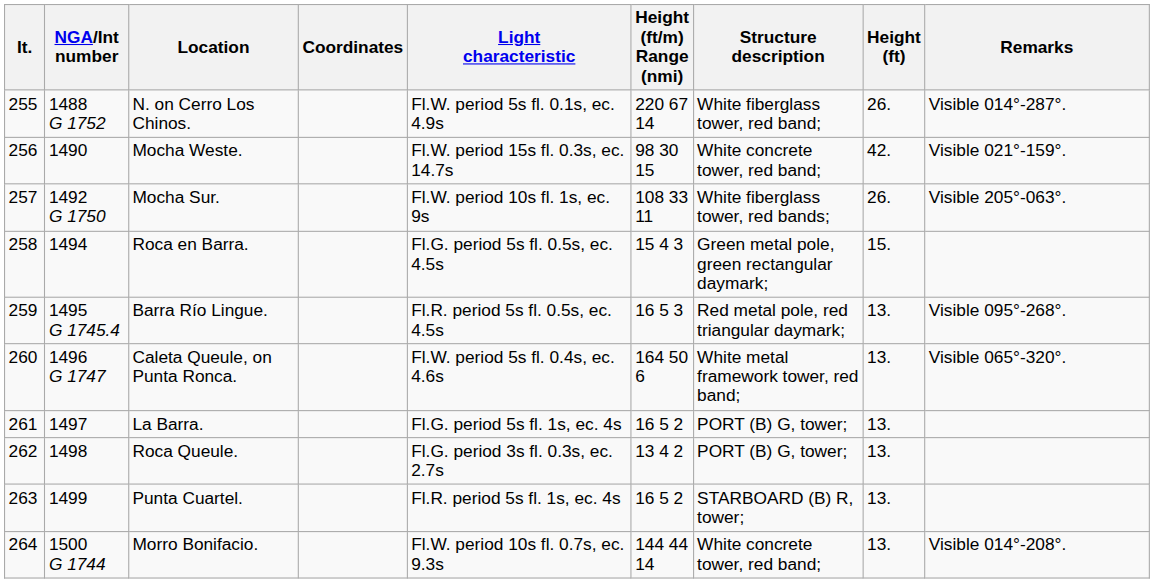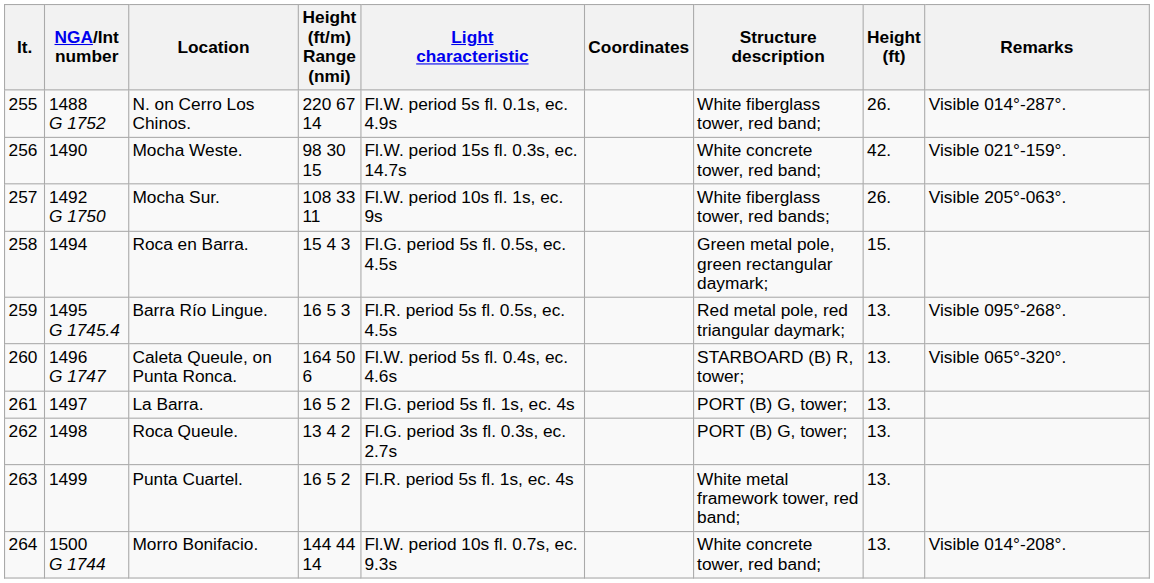columns swapped: (353, 47) <-> (662, 47)
(778, 377) White metal framework tower, red band; -> (775, 367) STARBOARD (B) R, tower;
(775, 507) STARBOARD (B) R, tower; -> (778, 498) White metal framework tower, red band;
